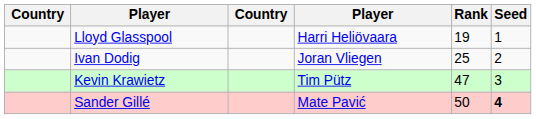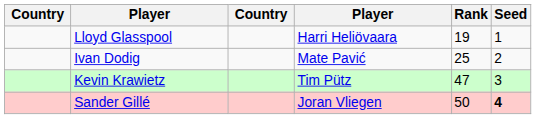(340, 59) Joran Vliegen -> (332, 59) Mate Pavić
(332, 102) Mate Pavić -> (340, 102) Joran Vliegen
